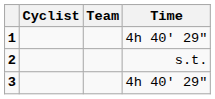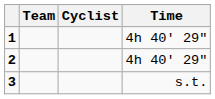columns swapped: (51, 16) <-> (103, 16)
(191, 60) s.t. -> (167, 60) 4h 40' 29"
(167, 82) 4h 40' 29" -> (191, 82) s.t.
